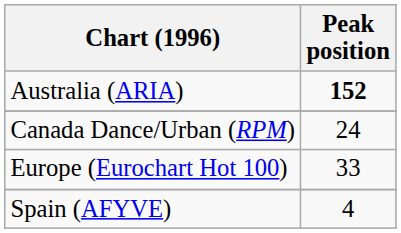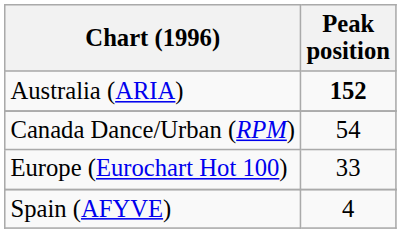(348, 129) 24 -> (348, 129) 54
